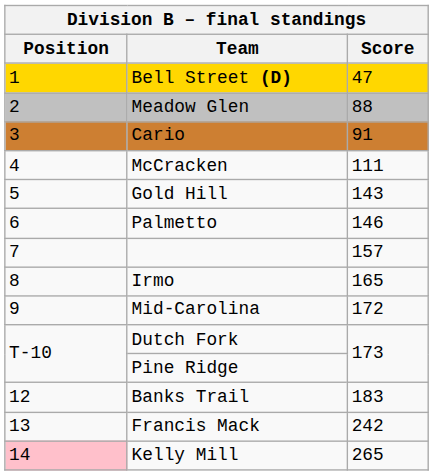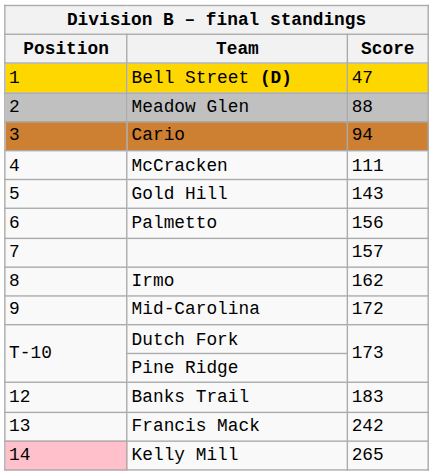(362, 136) 91 -> (362, 136) 94
(368, 223) 146 -> (368, 223) 156
(368, 281) 165 -> (368, 281) 162
